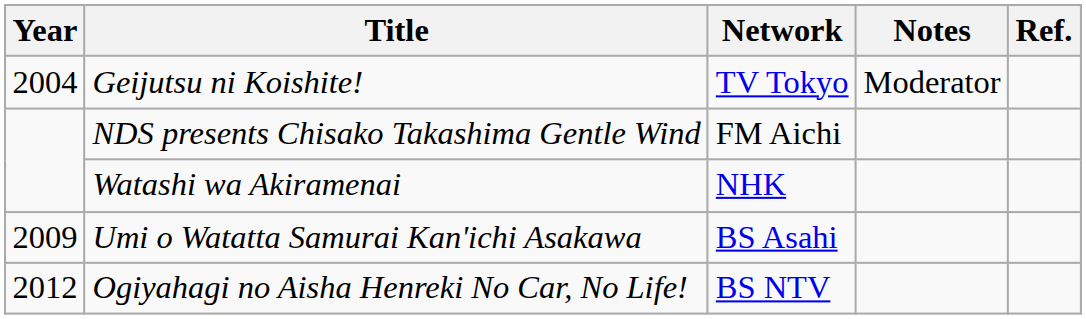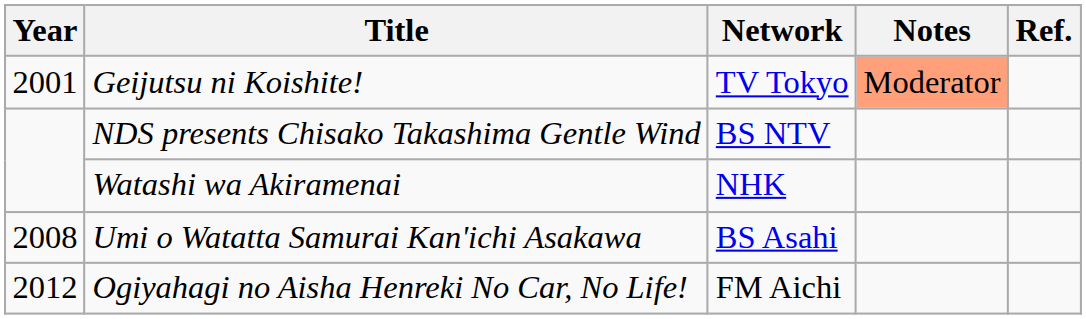(45, 81) 2004 -> (45, 81) 2001
(932, 81) no background -> (932, 81) lightsalmon background
(779, 133) FM Aichi -> (773, 133) BS NTV
(45, 236) 2009 -> (45, 236) 2008
(773, 287) BS NTV -> (779, 287) FM Aichi
